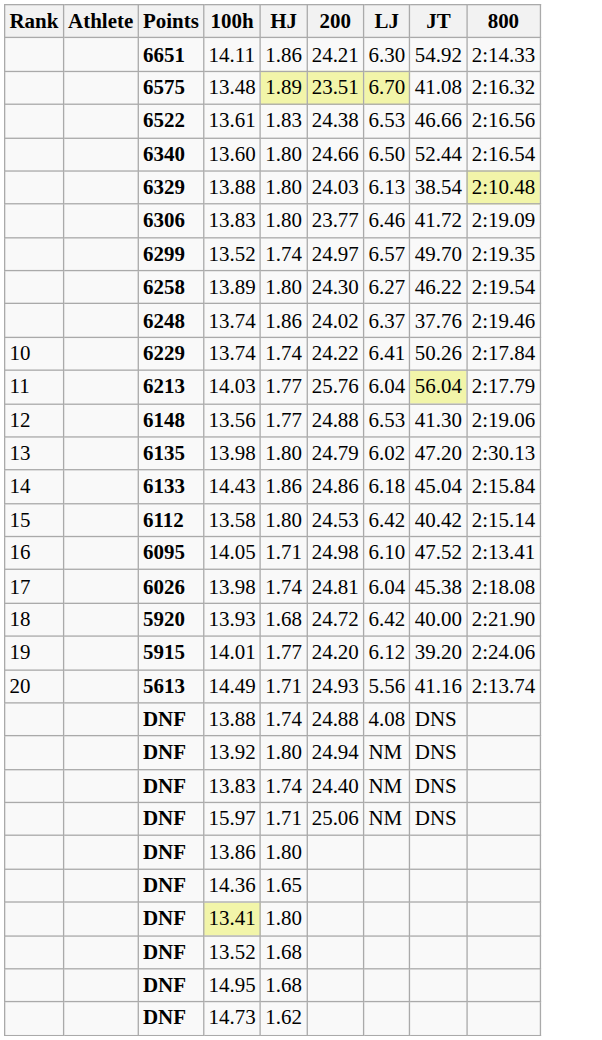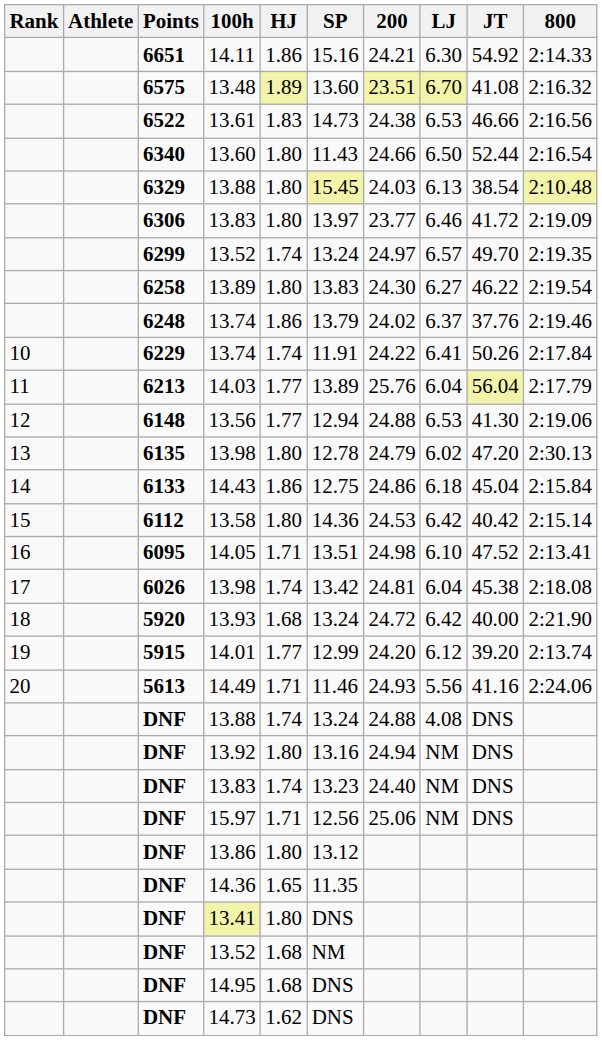+ column: (335, 21)
(503, 652) 2:24.06 -> (560, 652) 2:13.74
(503, 685) 2:13.74 -> (560, 685) 2:24.06
